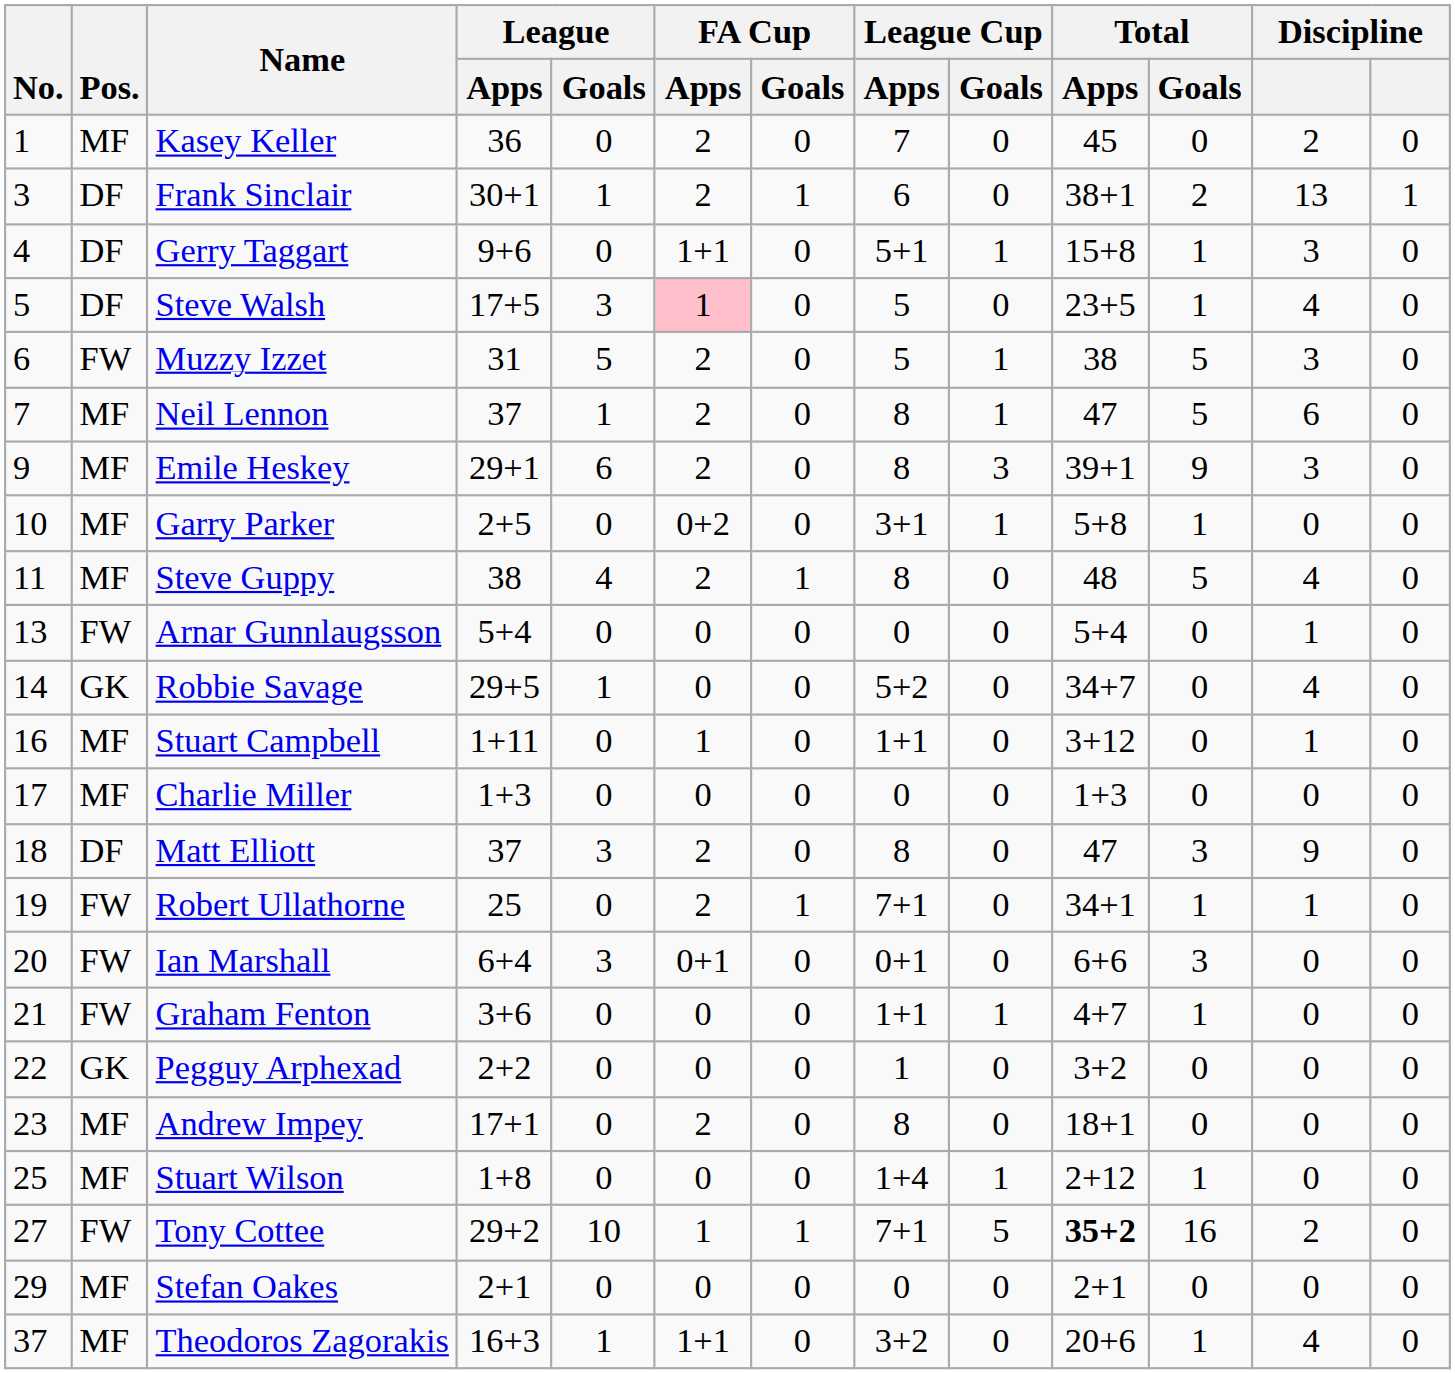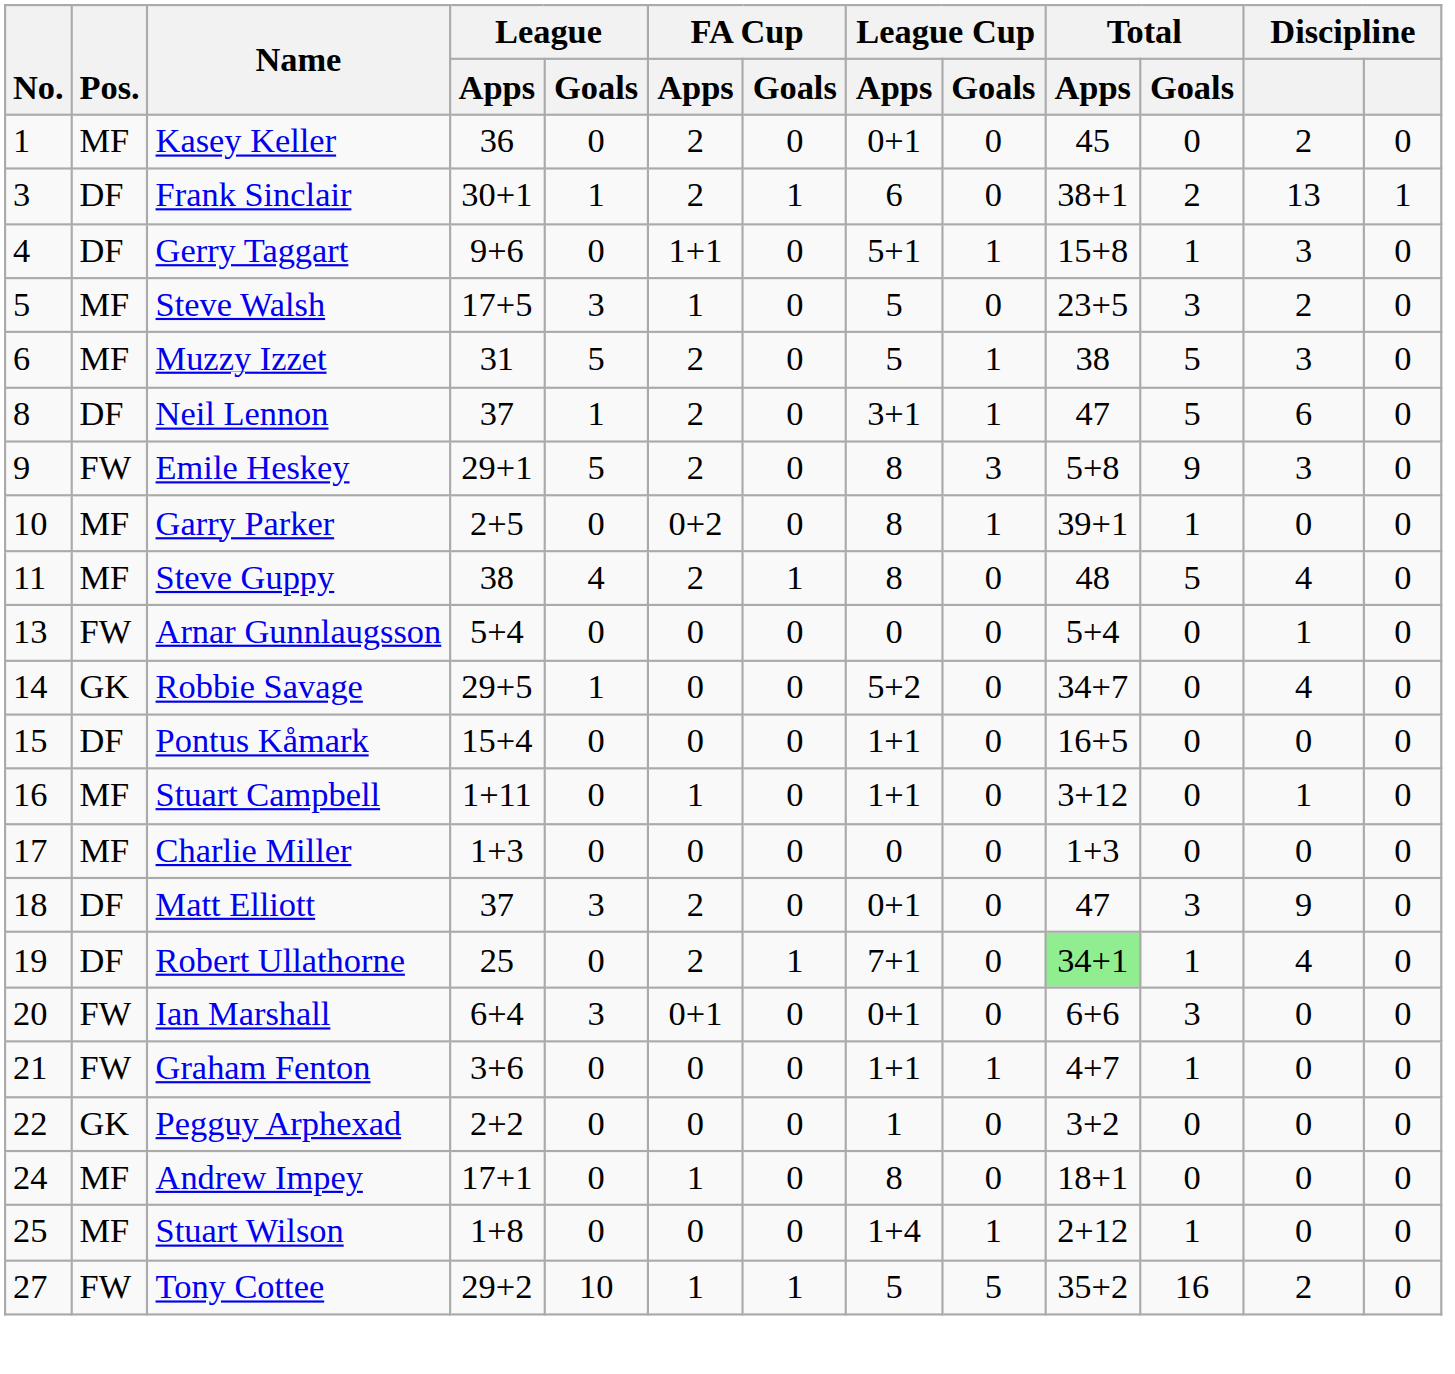(902, 140) 7 -> (894, 140) 0+1
(102, 304) DF -> (104, 304) MF
(703, 304) pink background -> (695, 304) no background
(1200, 304) 1 -> (1192, 304) 3
(1311, 304) 4 -> (1304, 304) 2
(105, 359) FW -> (104, 359) MF
(22, 413) 7 -> (22, 413) 8
(104, 413) MF -> (102, 413) DF
(902, 413) 8 -> (894, 413) 3+1
(104, 468) MF -> (105, 468) FW
(604, 468) 6 -> (596, 468) 5
(1100, 468) 39+1 -> (1093, 468) 5+8
(902, 522) 3+1 -> (894, 522) 8
(1100, 522) 5+8 -> (1093, 522) 39+1
+ row: (262, 741)
(902, 850) 8 -> (894, 904) 0+1
(105, 904) FW -> (102, 959) DF
(1100, 904) no background -> (1093, 959) lightgreen background
(1311, 904) 1 -> (1304, 959) 4
(30, 1122) 23 -> (30, 1177) 24
(703, 1122) 2 -> (695, 1177) 1
(902, 1232) 7+1 -> (894, 1286) 5
(1100, 1232) bold -> (1093, 1286) normal
- row: (247, 1286)
- row: (302, 1341)
